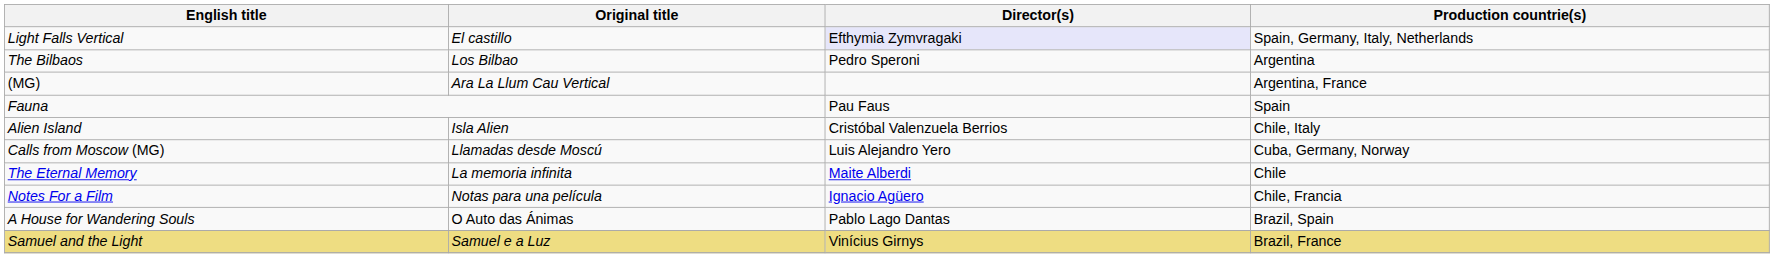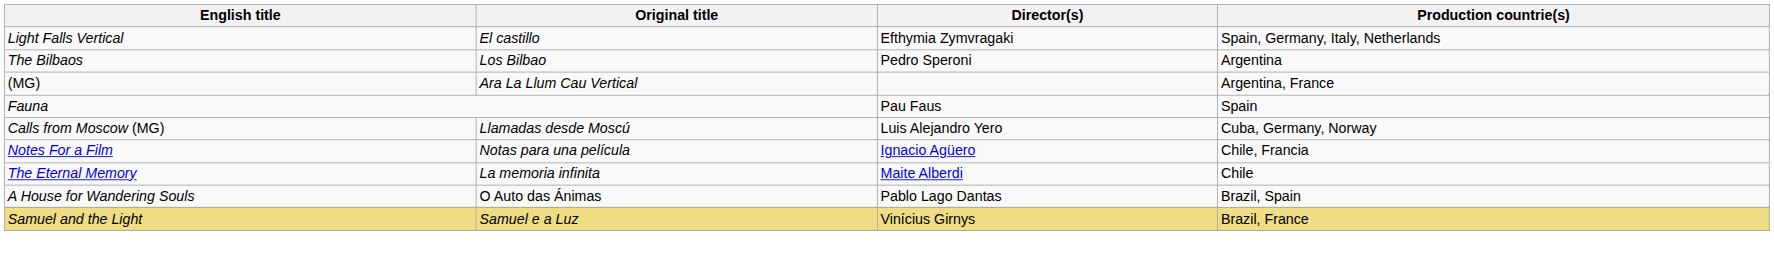(895, 38) lavender background -> (947, 38) no background
- row: (45, 128)
rows swapped: (72, 173) <-> (60, 196)
